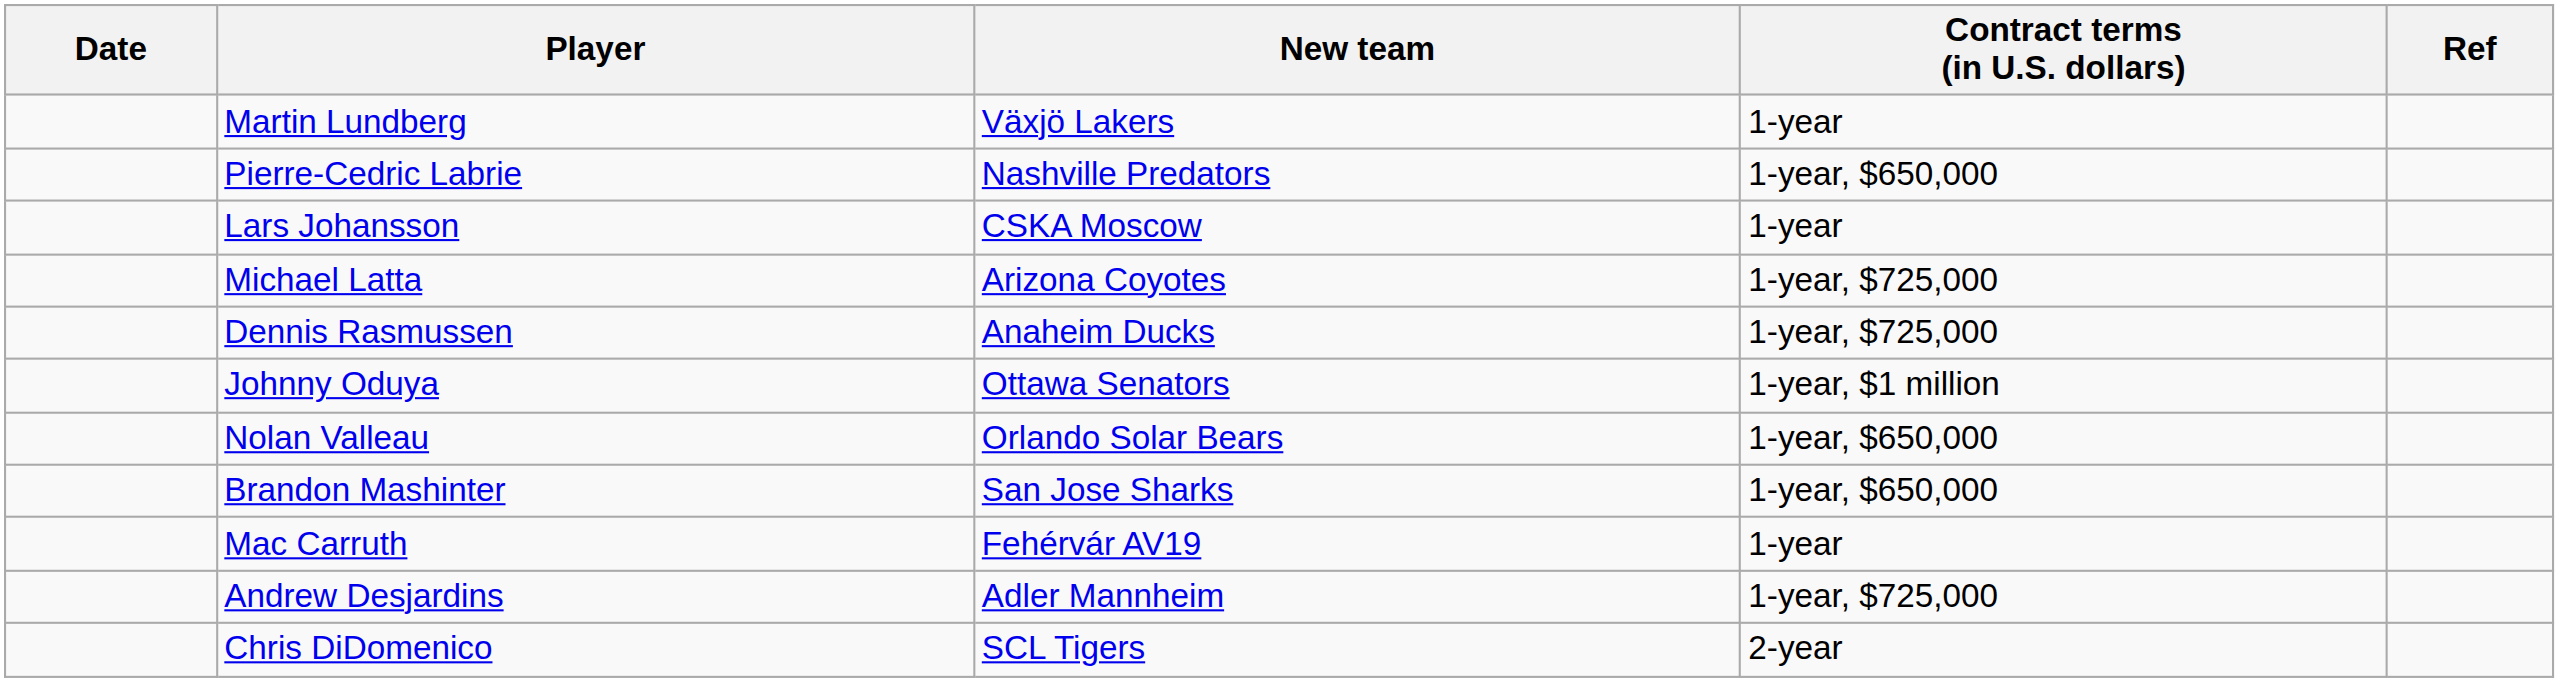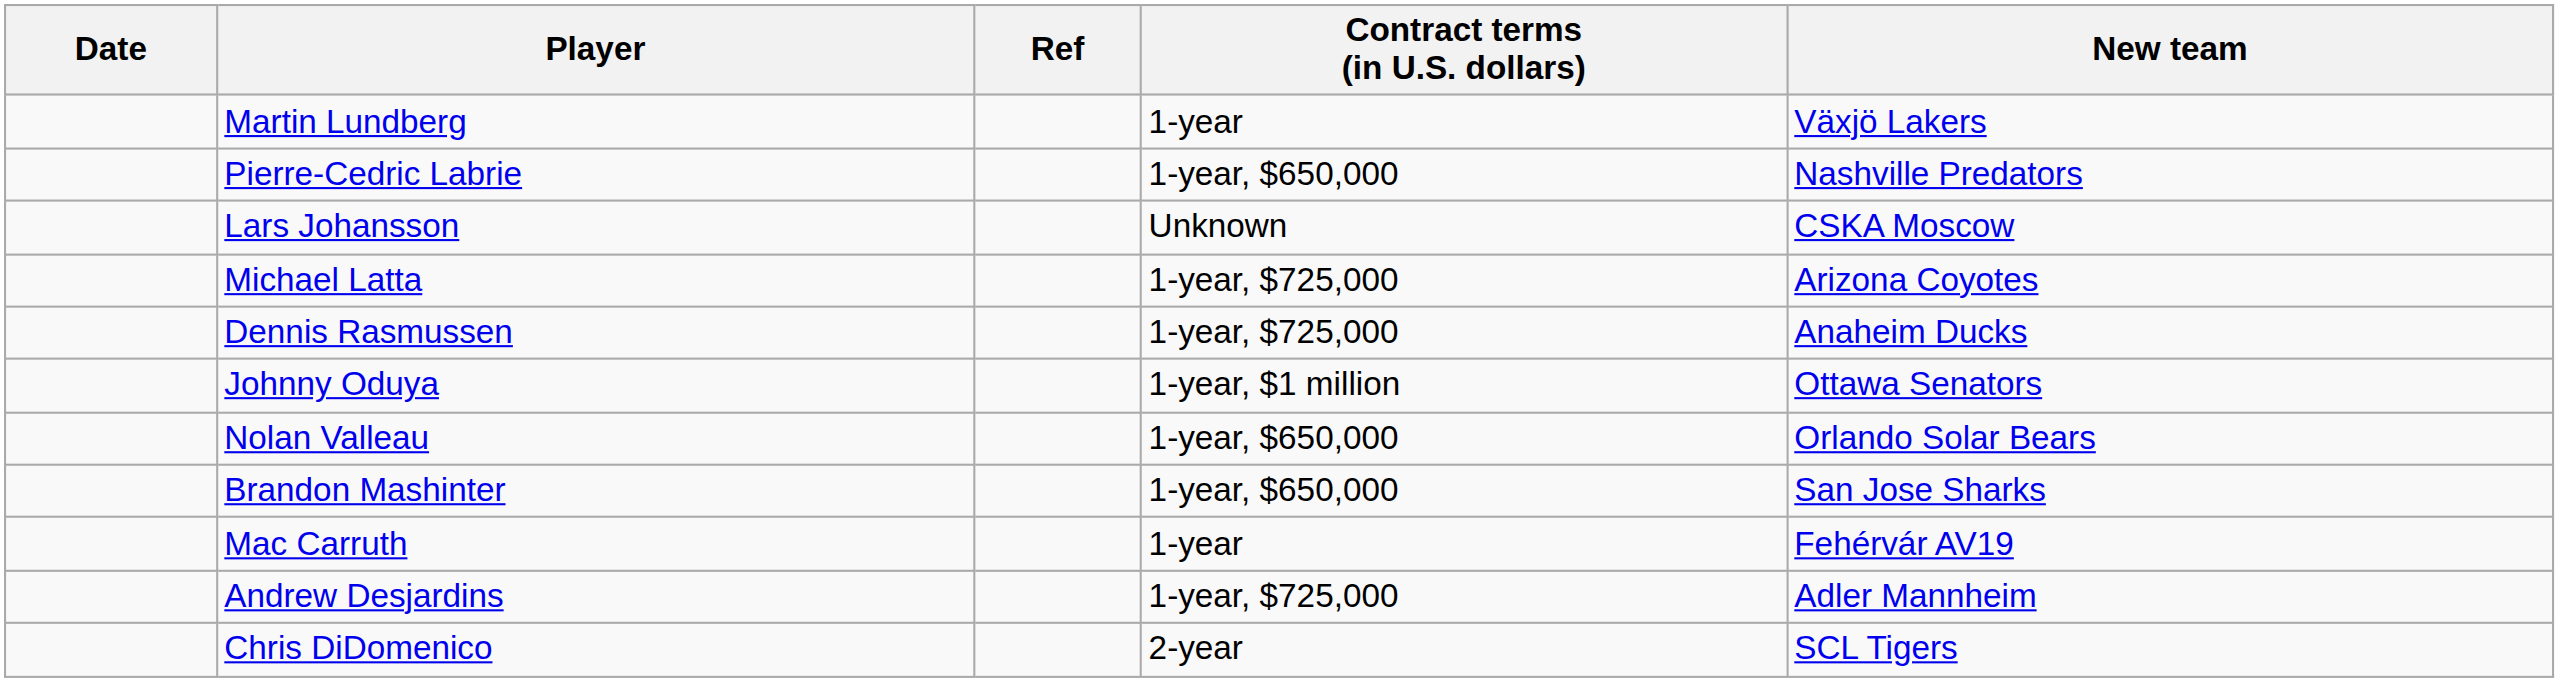columns swapped: (1357, 49) <-> (2470, 49)
(1795, 226) 1-year -> (1218, 226) Unknown
